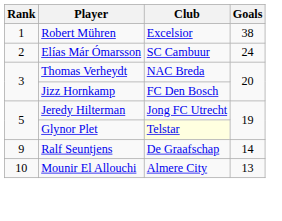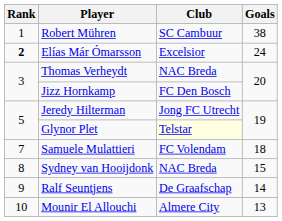(170, 33) Excelsior -> (191, 33) SC Cambuur
(21, 52) normal -> (21, 52) bold
(178, 52) SC Cambuur -> (182, 52) Excelsior
+ row: (88, 149)
+ row: (97, 168)
